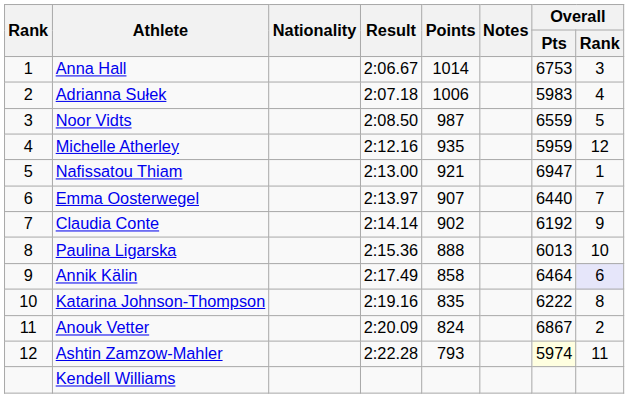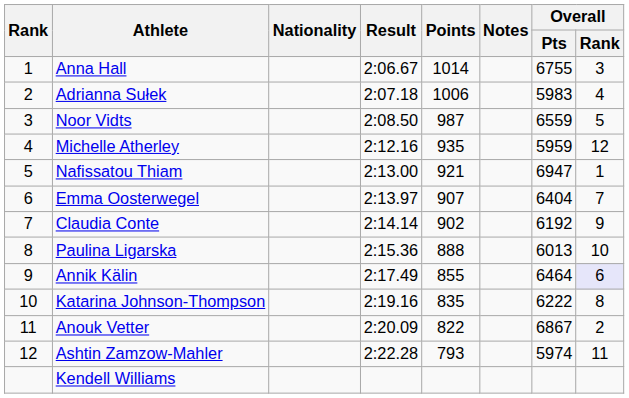(554, 69) 6753 -> (554, 69) 6755
(554, 198) 6440 -> (554, 198) 6404
(451, 276) 858 -> (451, 276) 855
(451, 328) 824 -> (451, 328) 822
(554, 353) lightyellow background -> (554, 353) no background
